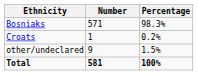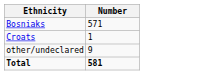- column: (166, 11)
